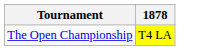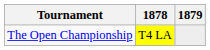+ column: (190, 14)
